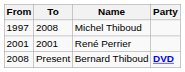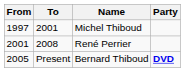(47, 28) 2008 -> (47, 28) 2001
(47, 43) 2001 -> (47, 43) 2008
(18, 59) 2008 -> (18, 59) 2005
